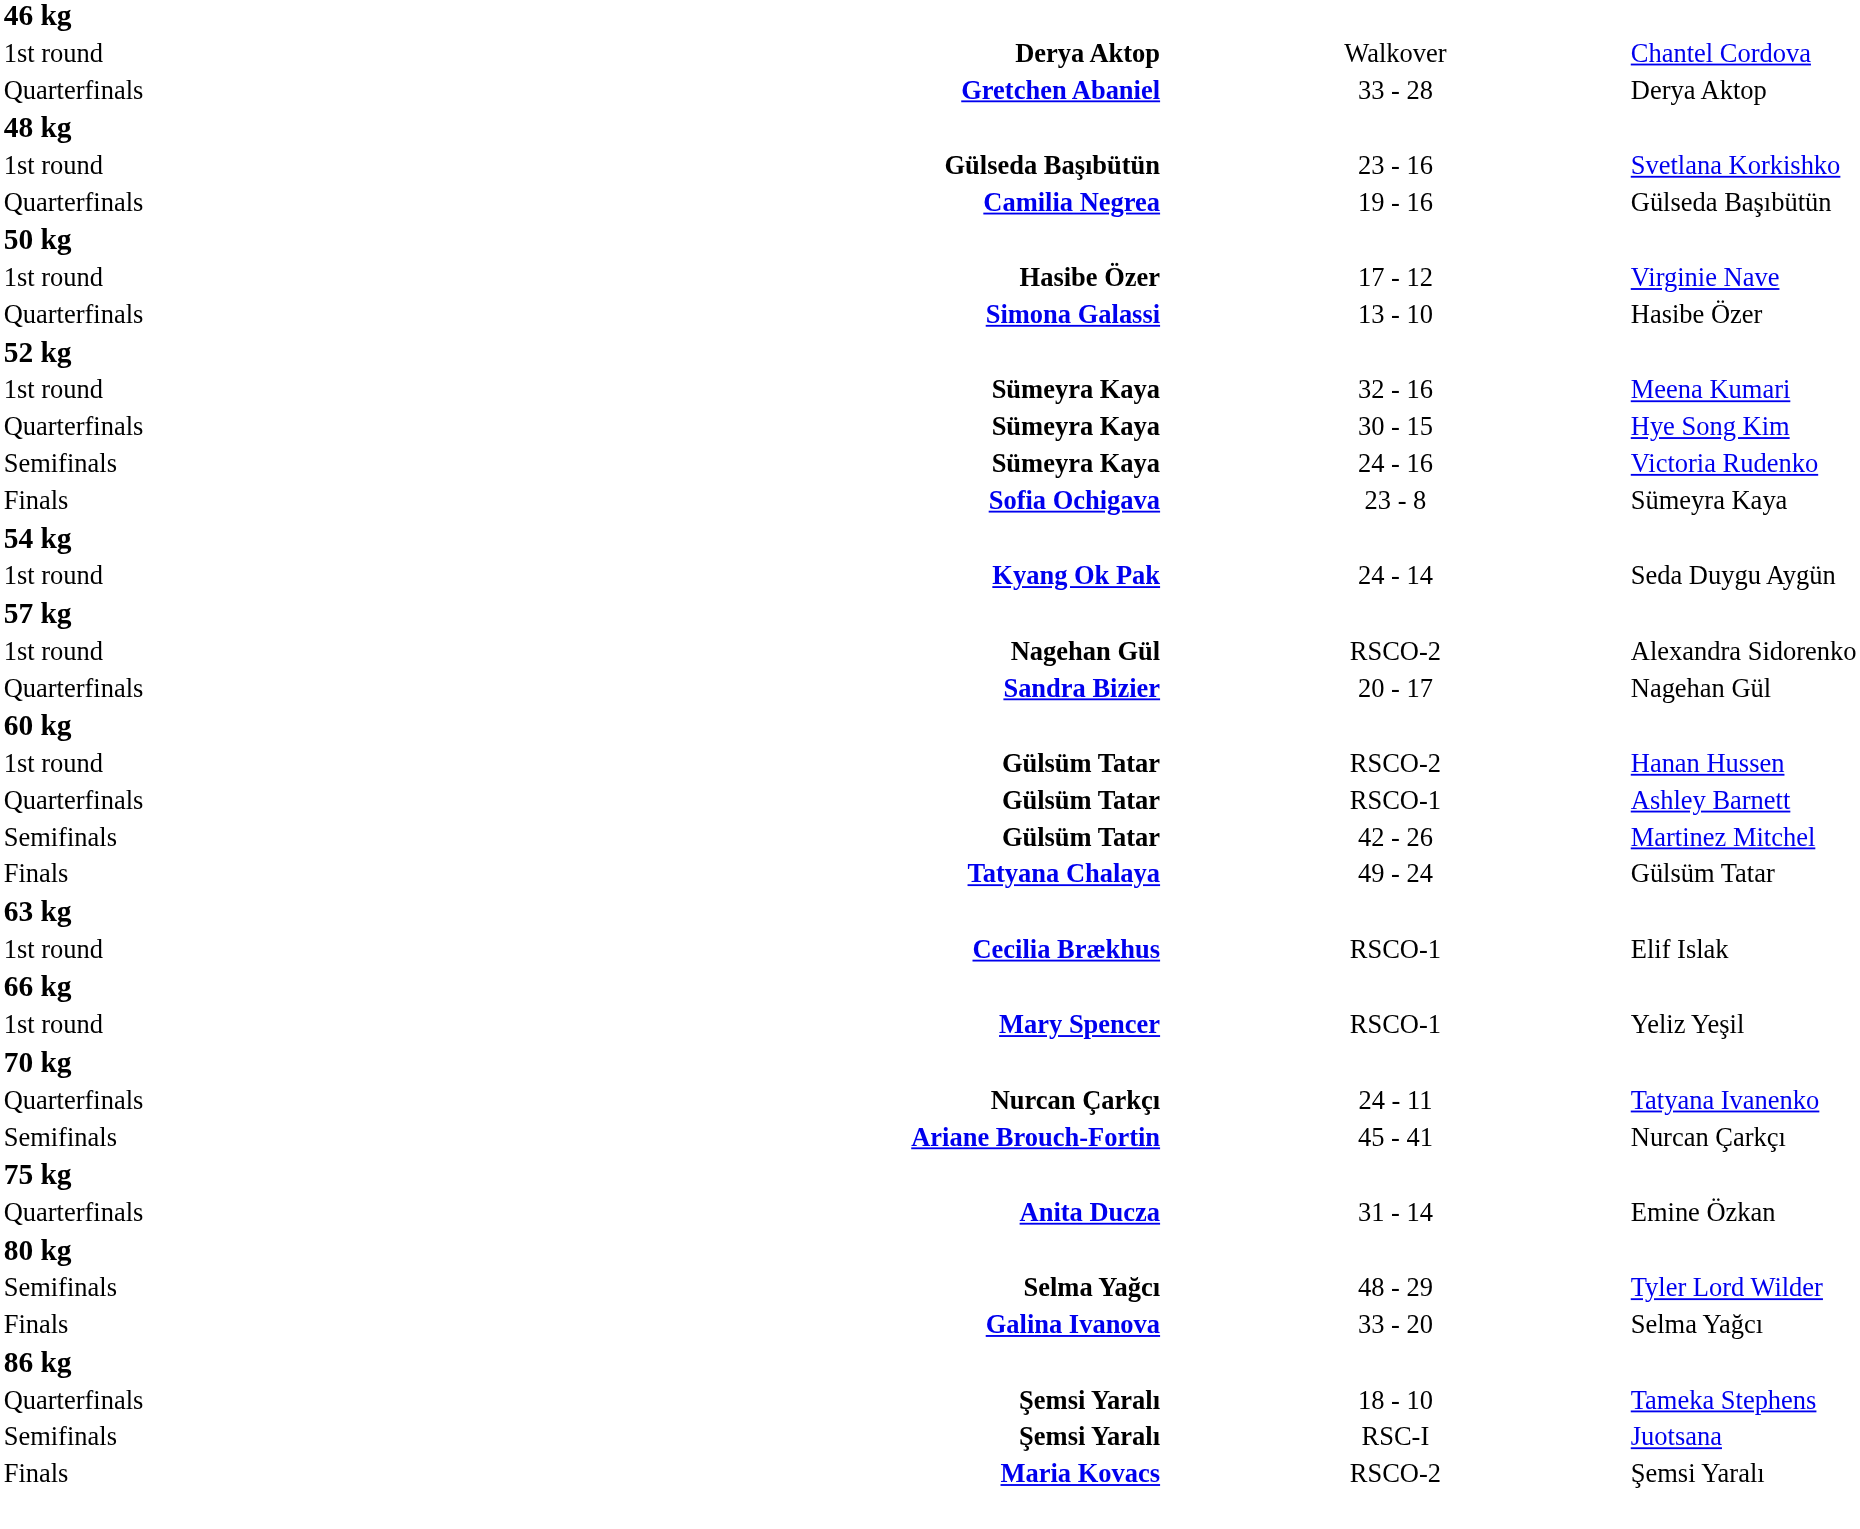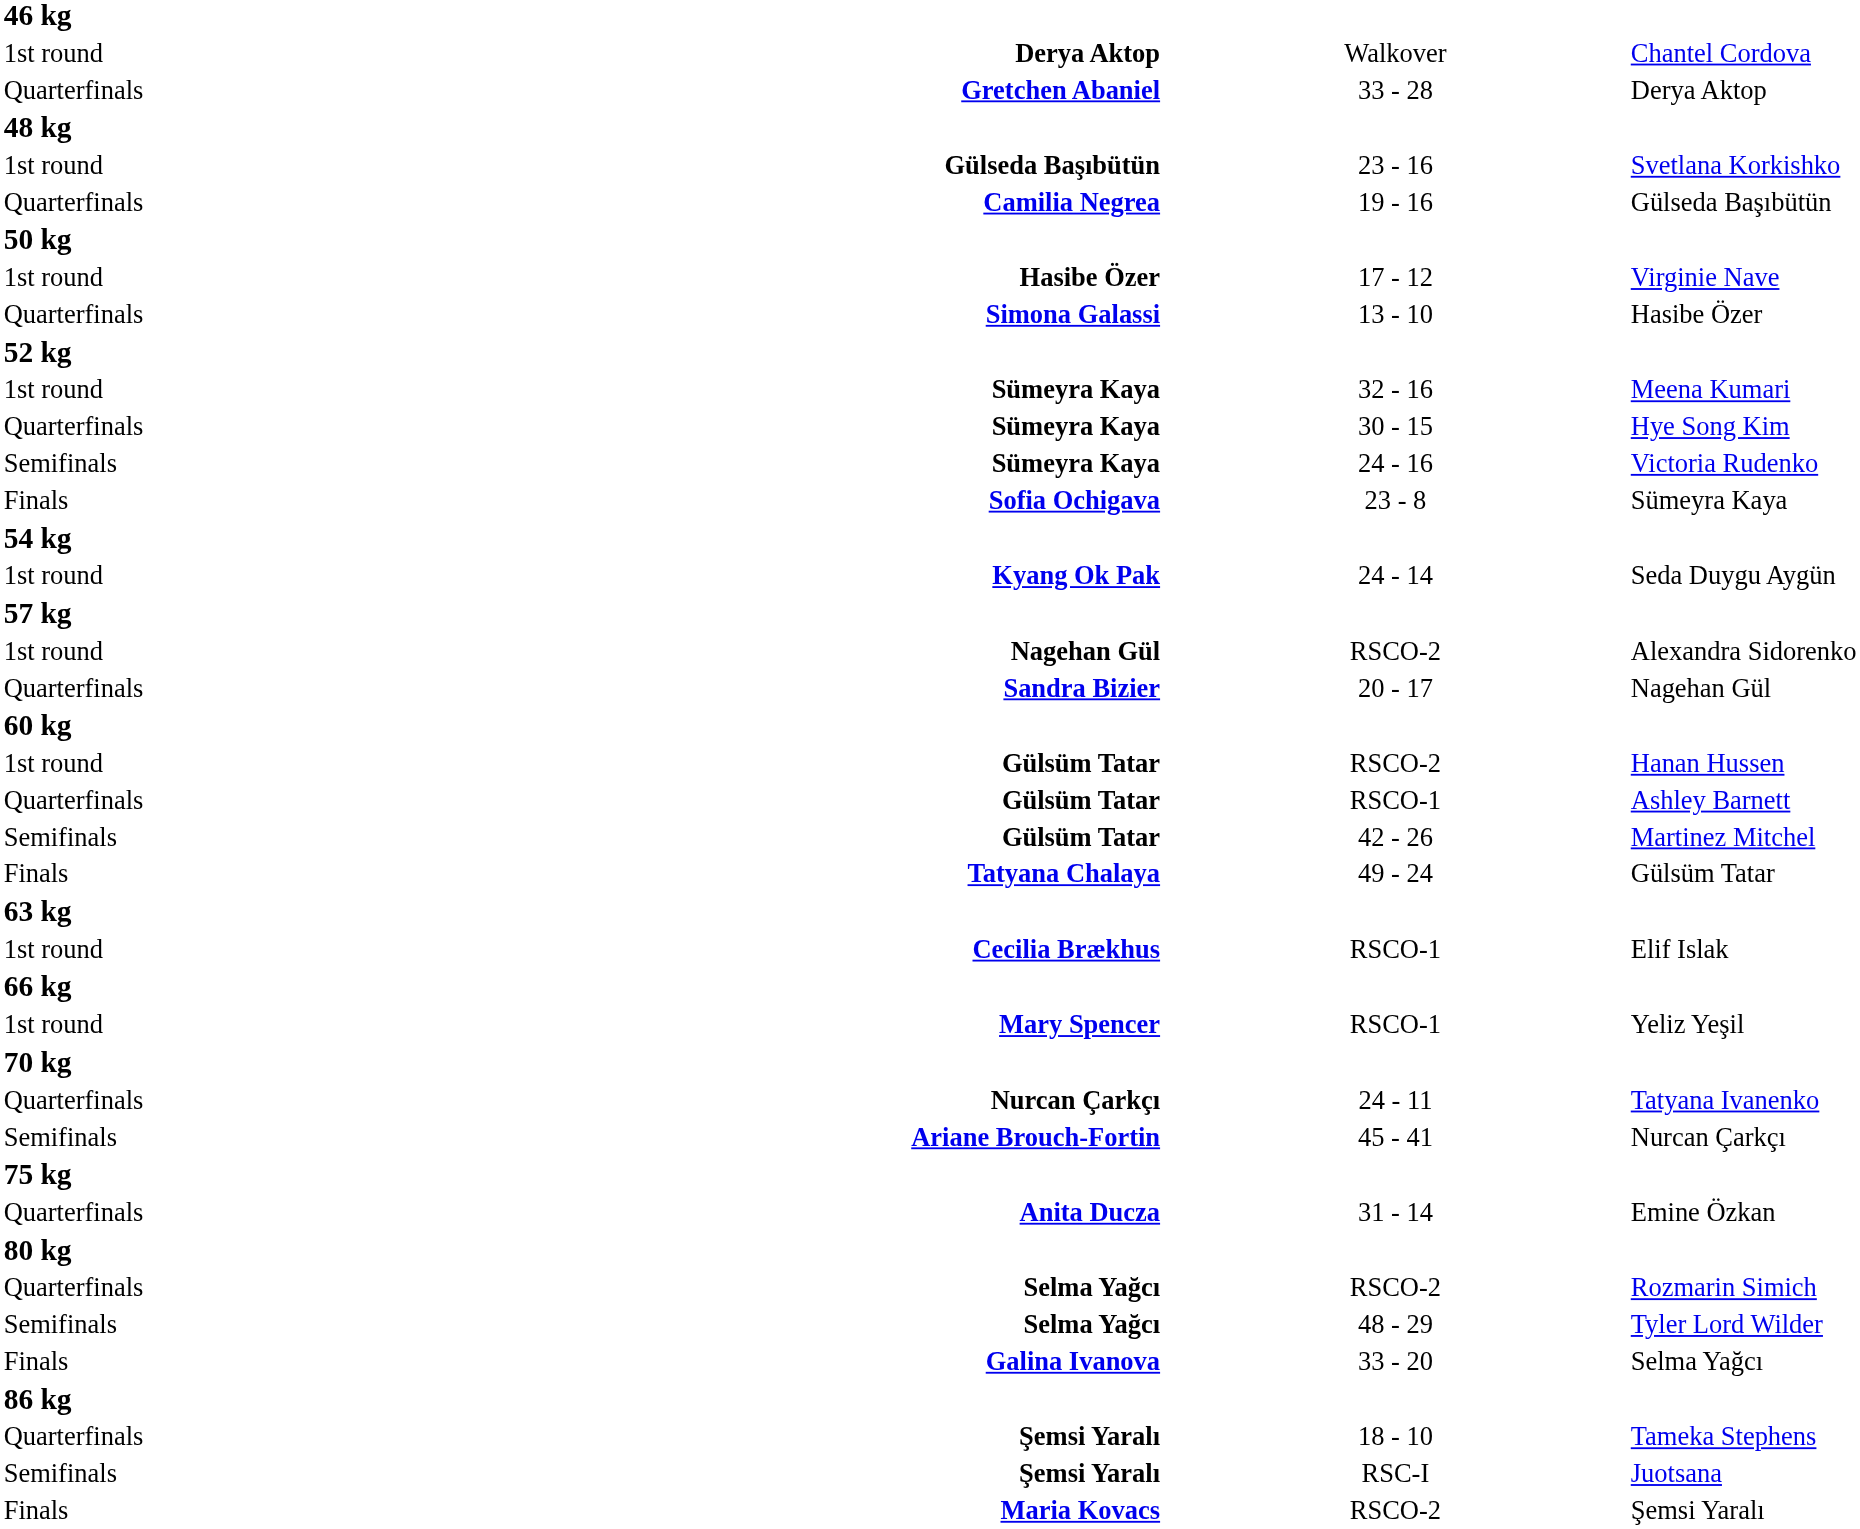+ row: (74, 1287)
